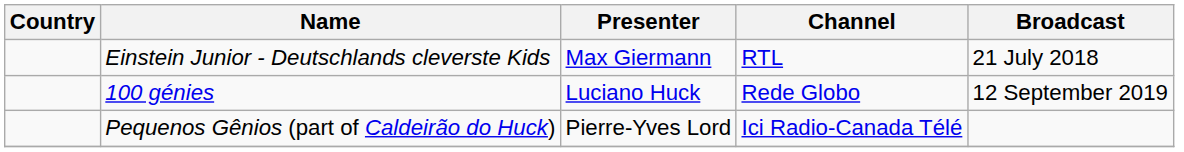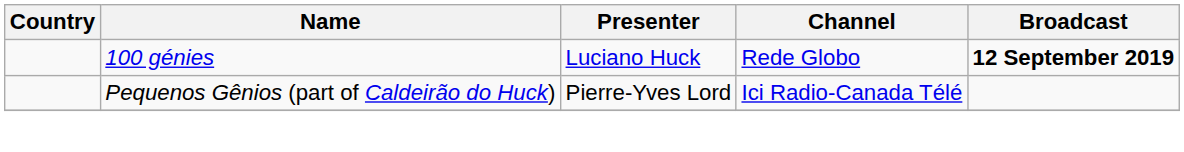- row: (328, 57)
(1070, 92) normal -> (1073, 57) bold
